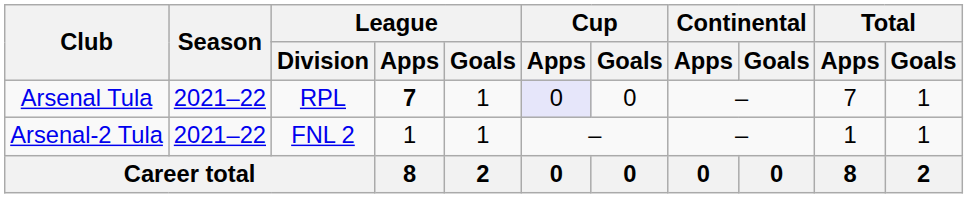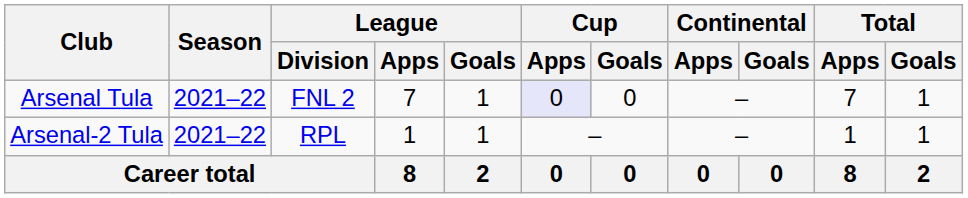(323, 98) RPL -> (323, 98) FNL 2
(410, 98) bold -> (410, 98) normal
(323, 135) FNL 2 -> (323, 135) RPL
